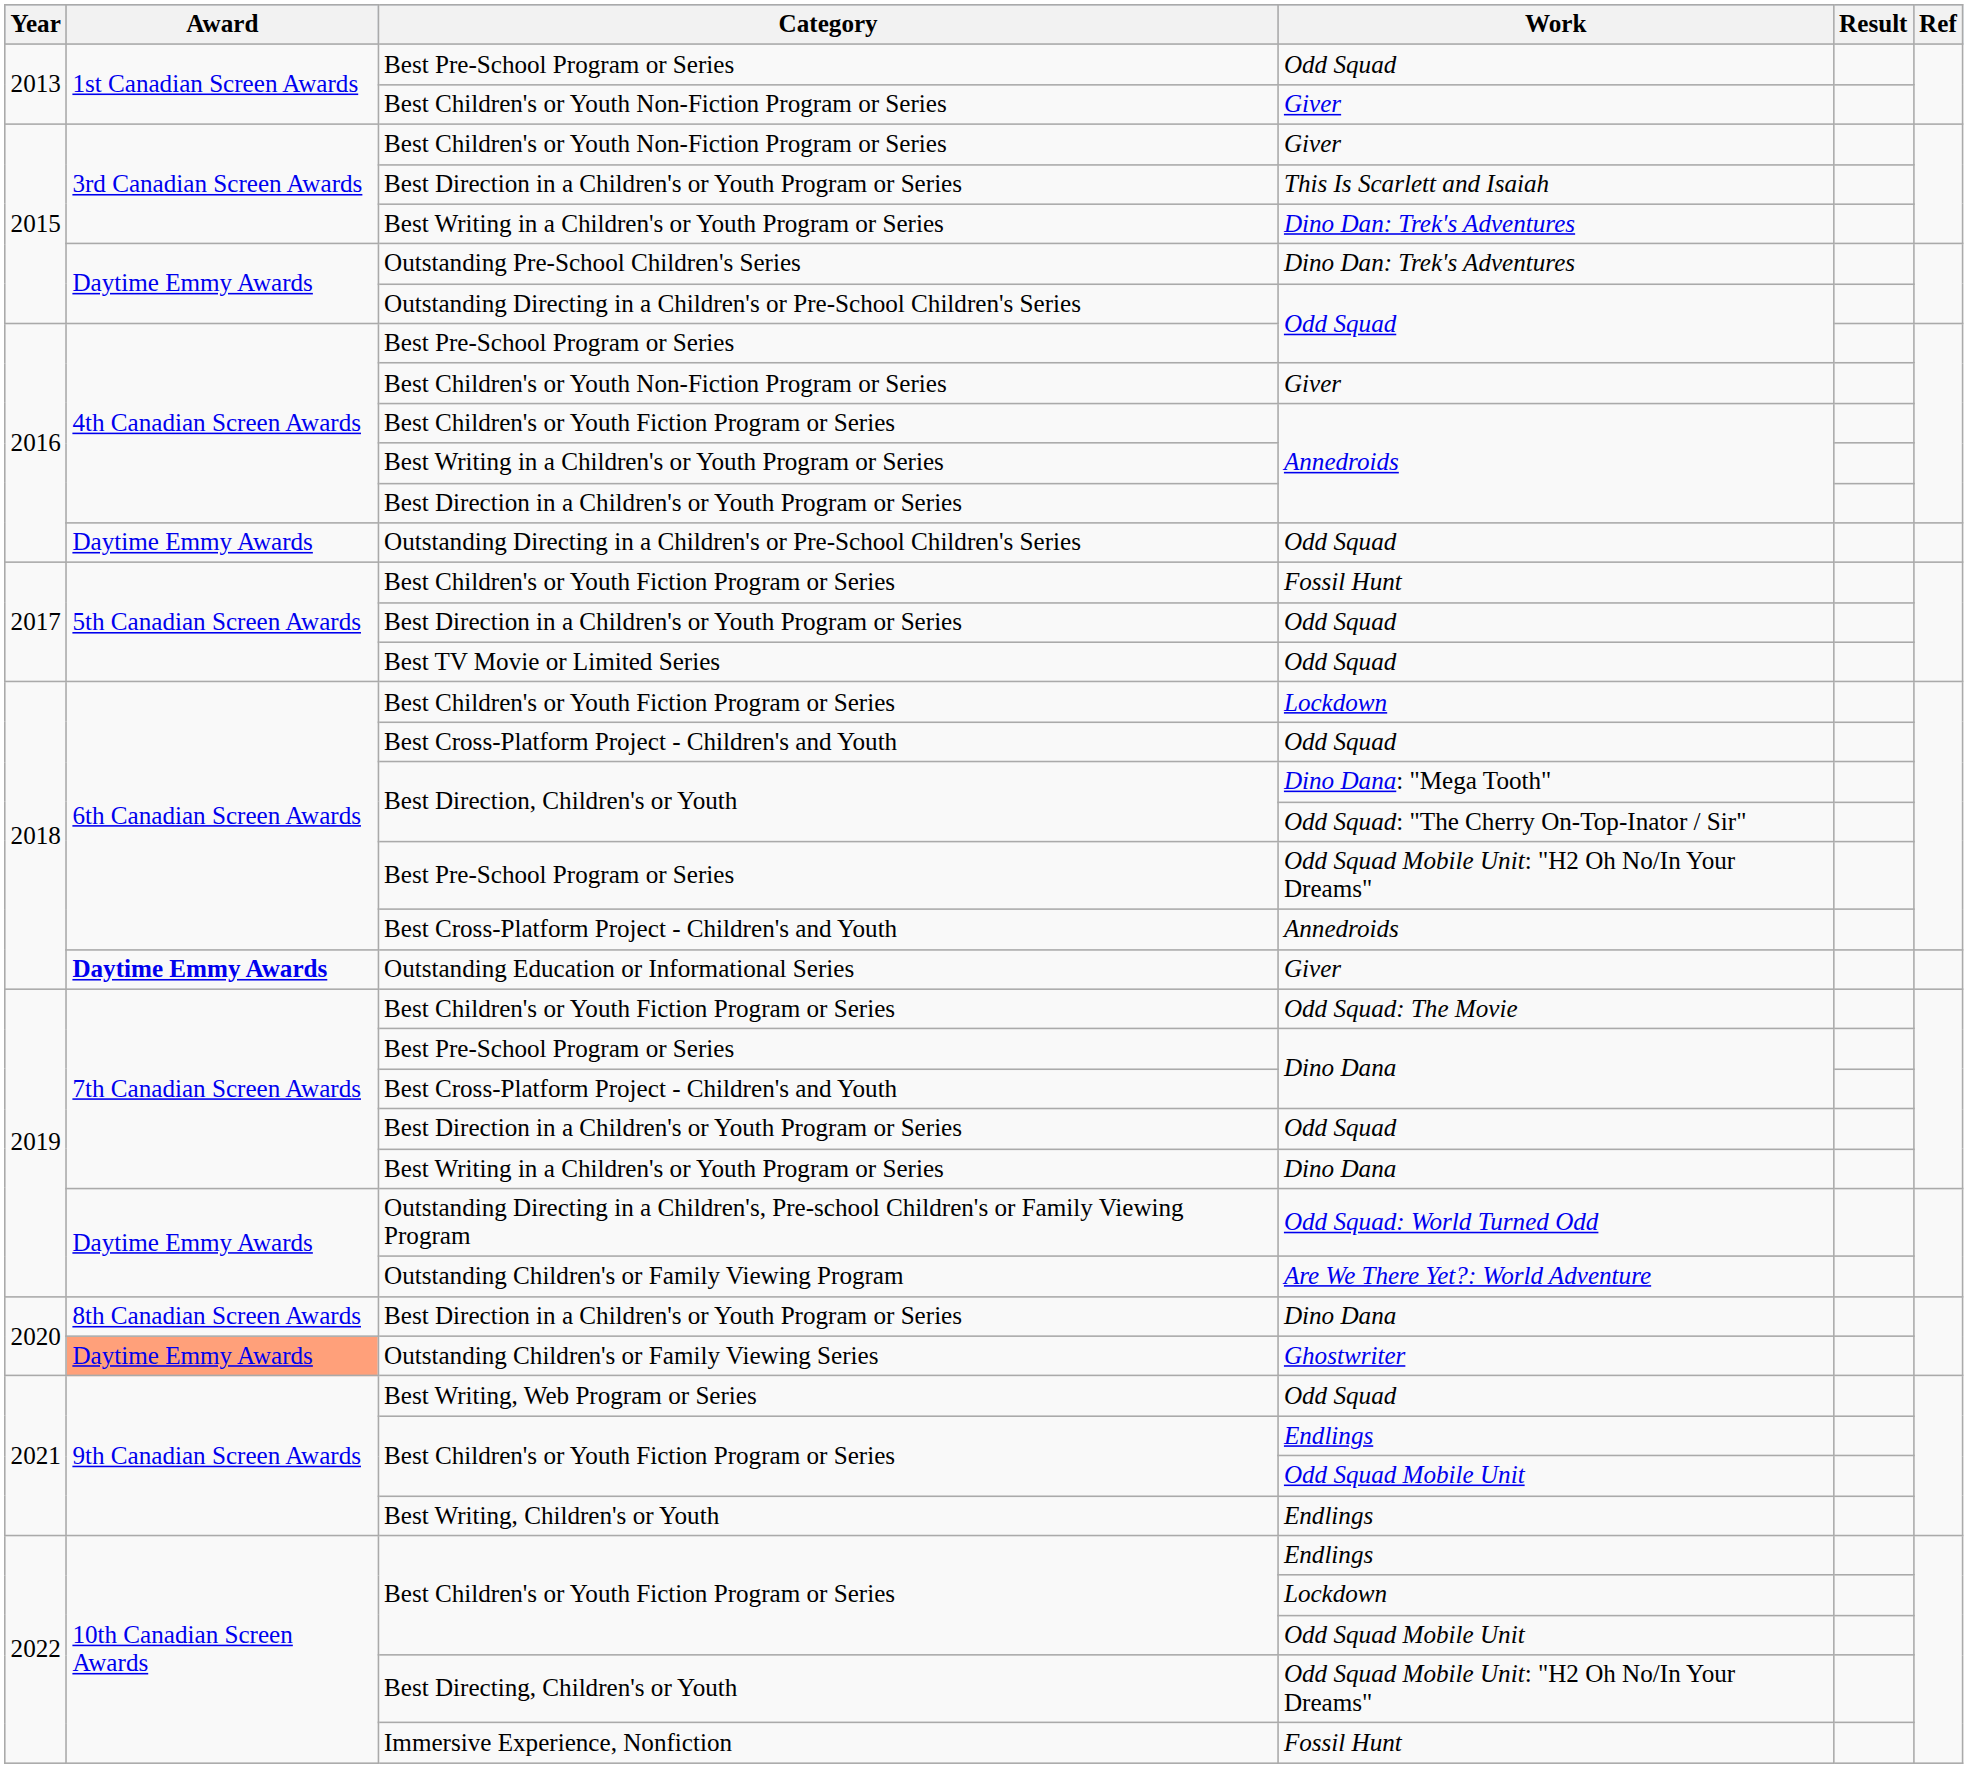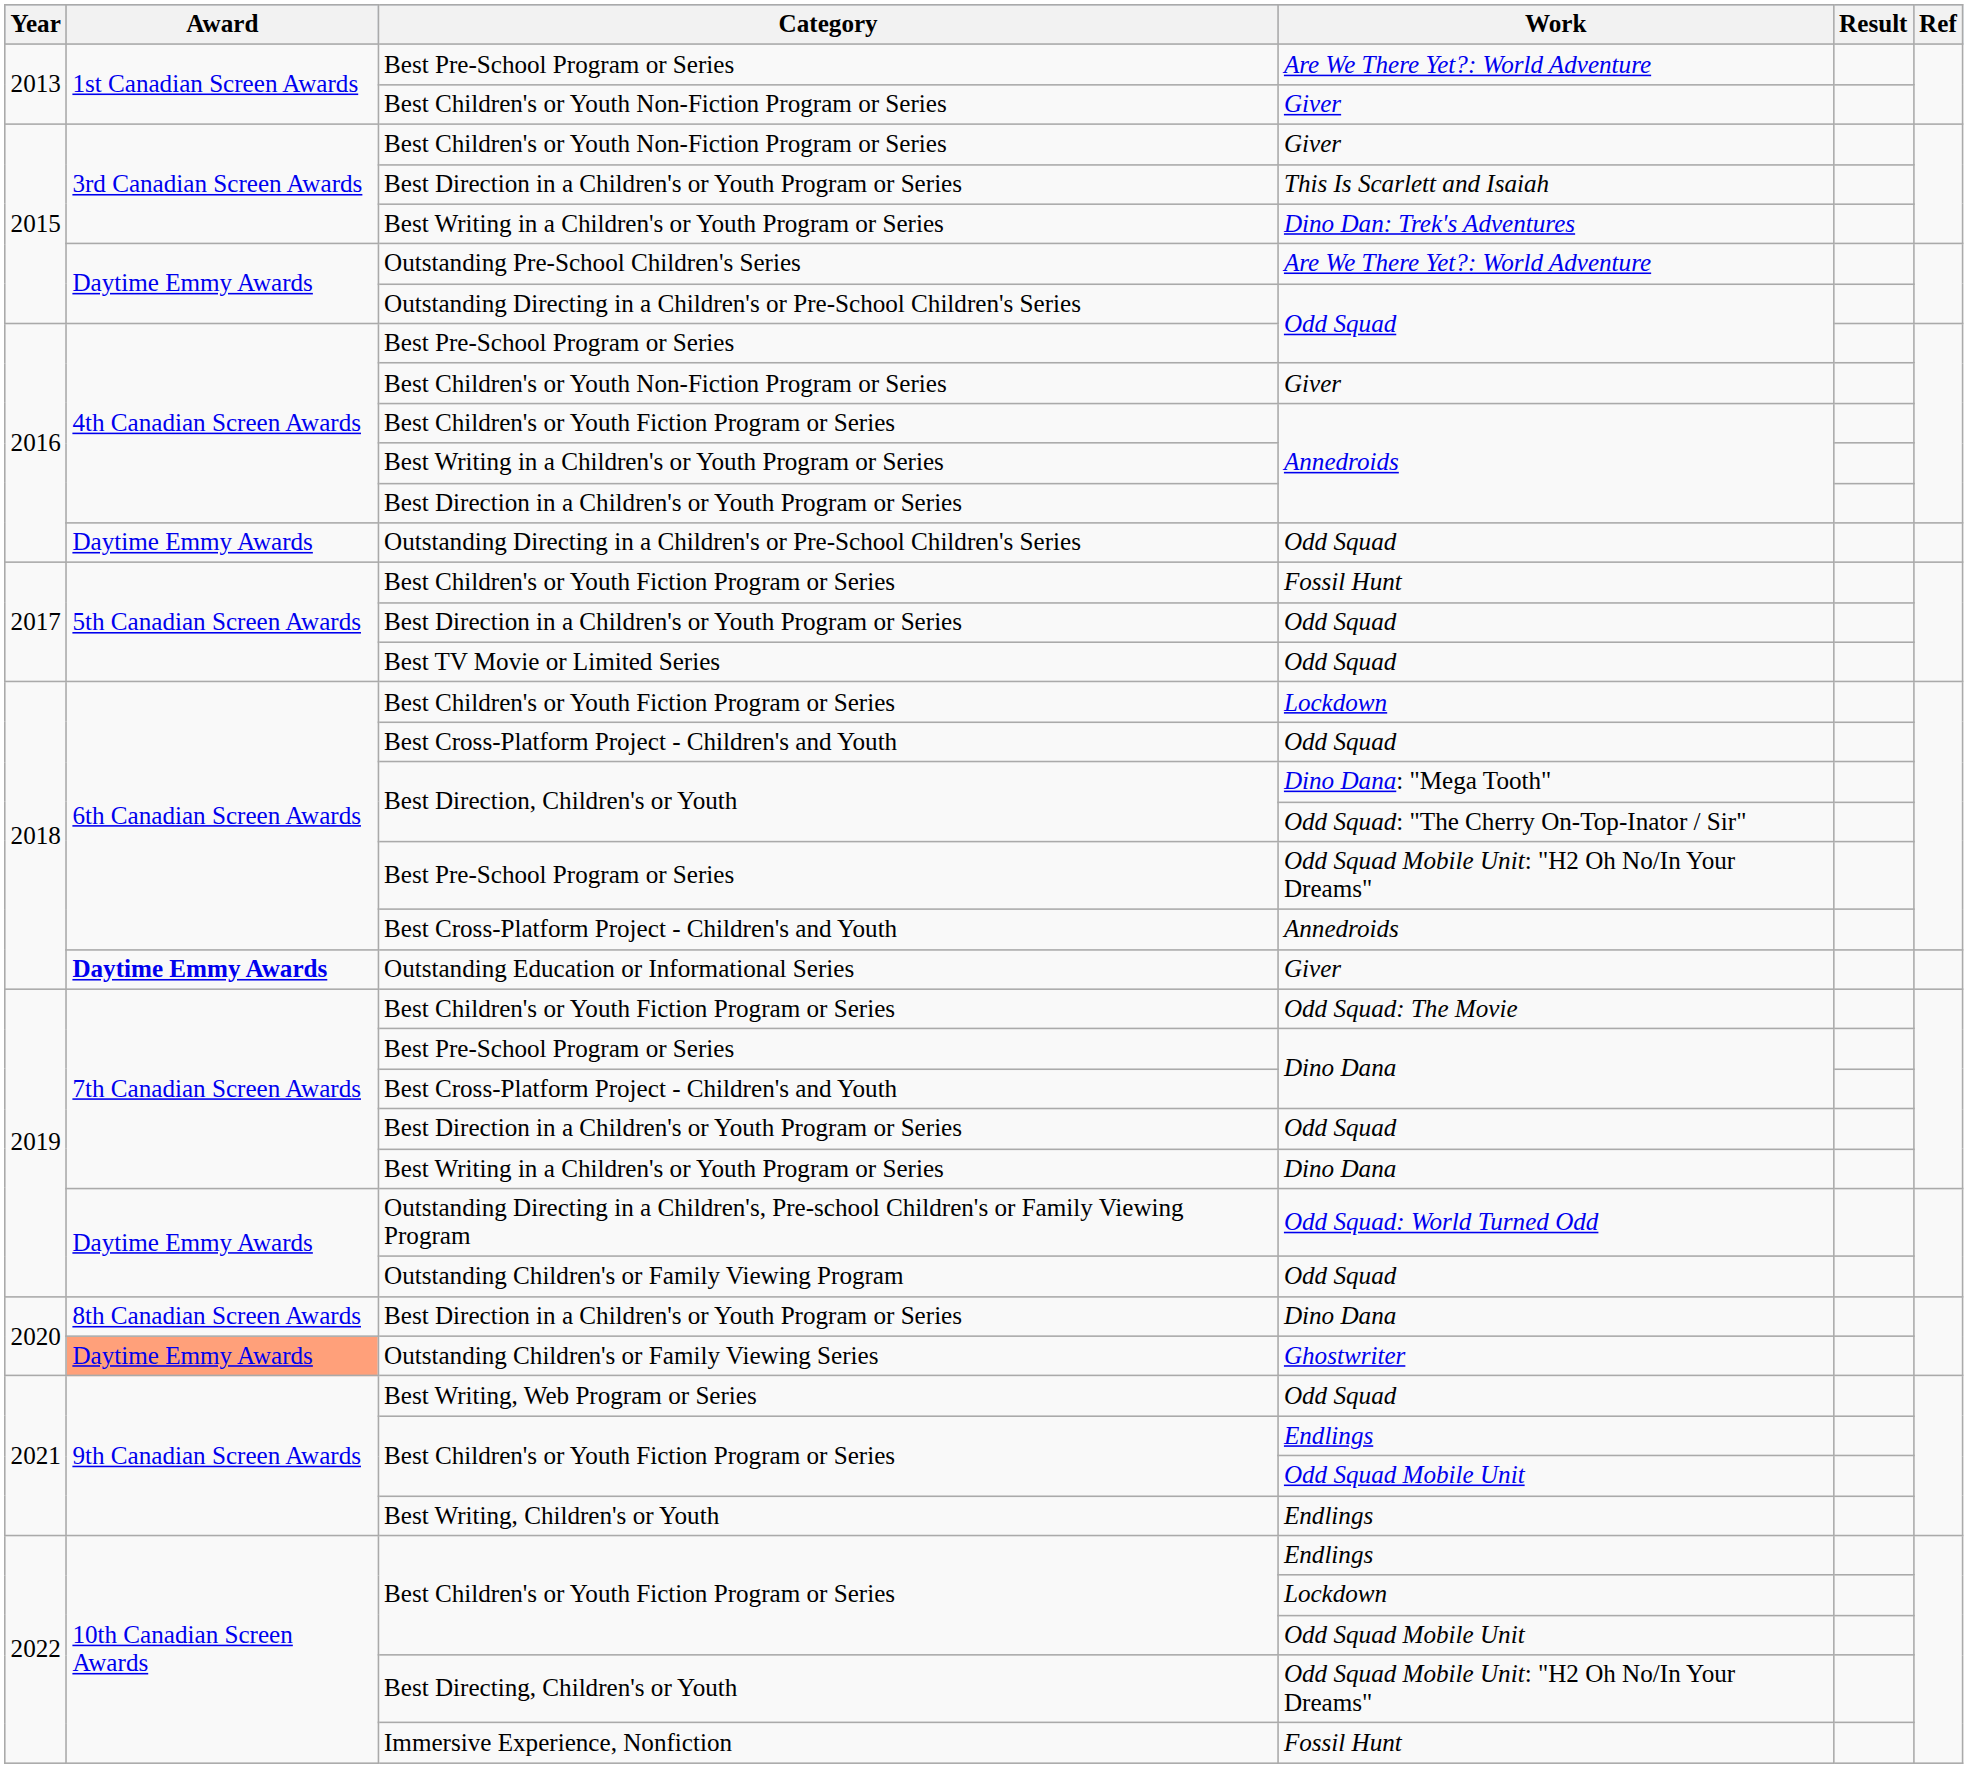(1340, 64) Odd Squad -> (1468, 64) Are We There Yet?: World Adventure
(1430, 263) Dino Dan: Trek's Adventures -> (1468, 263) Are We There Yet?: World Adventure
(1468, 1276) Are We There Yet?: World Adventure -> (1340, 1276) Odd Squad
